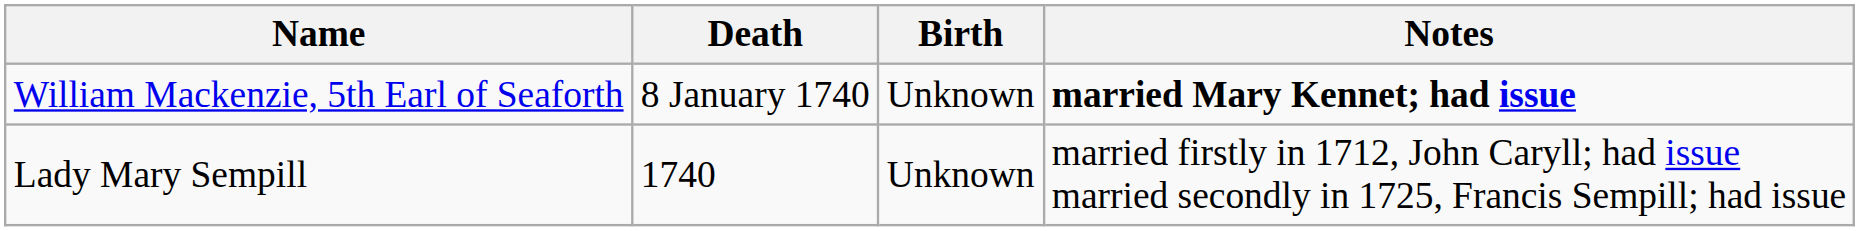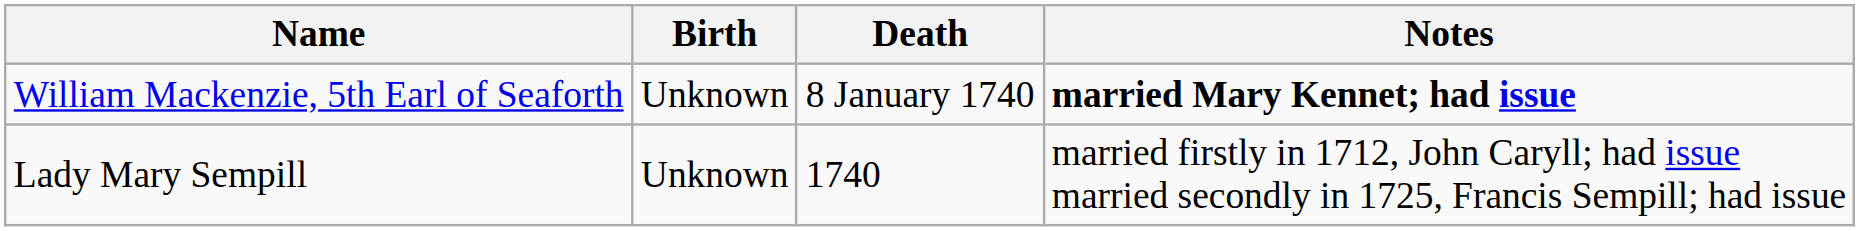columns swapped: (961, 34) <-> (755, 34)
